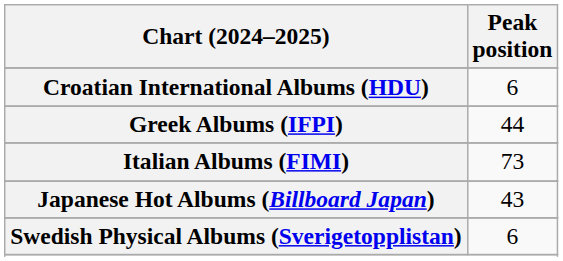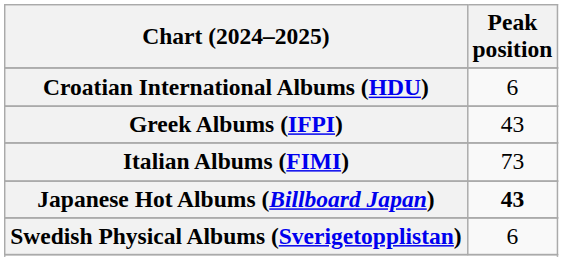(512, 124) 44 -> (512, 124) 43
(512, 198) normal -> (512, 198) bold
